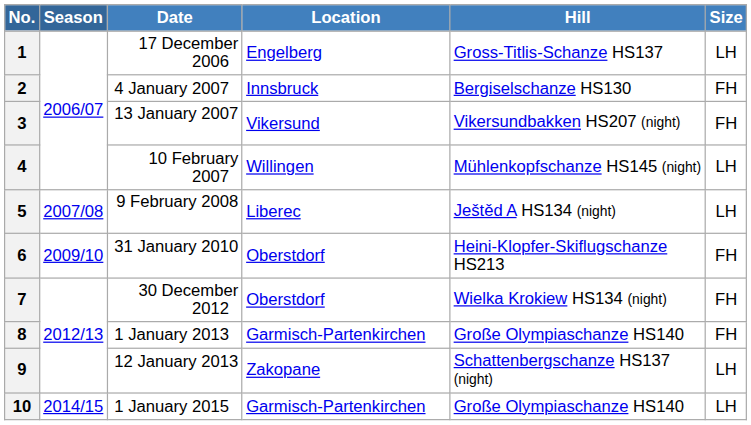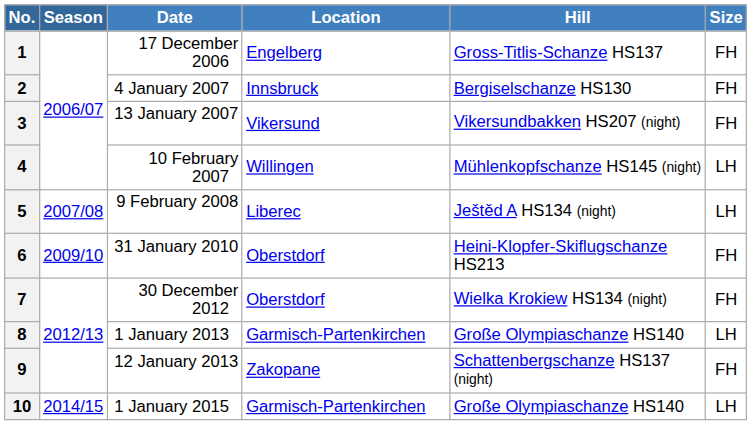(726, 52) LH -> (726, 52) FH
(726, 334) FH -> (726, 334) LH
(726, 370) LH -> (726, 370) FH
